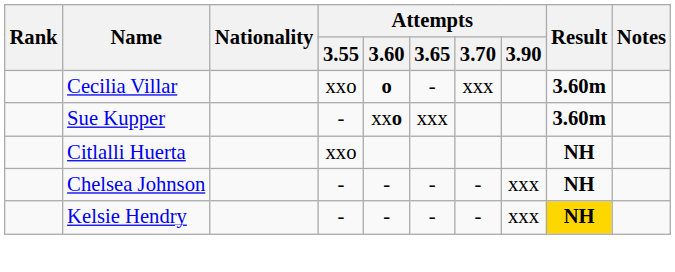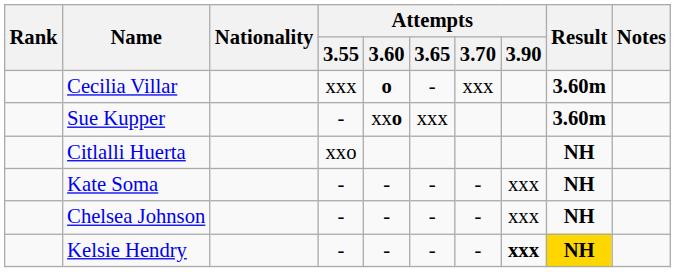(341, 86) xxo -> (341, 86) xxx
+ row: (113, 184)
(524, 217) normal -> (524, 250) bold
